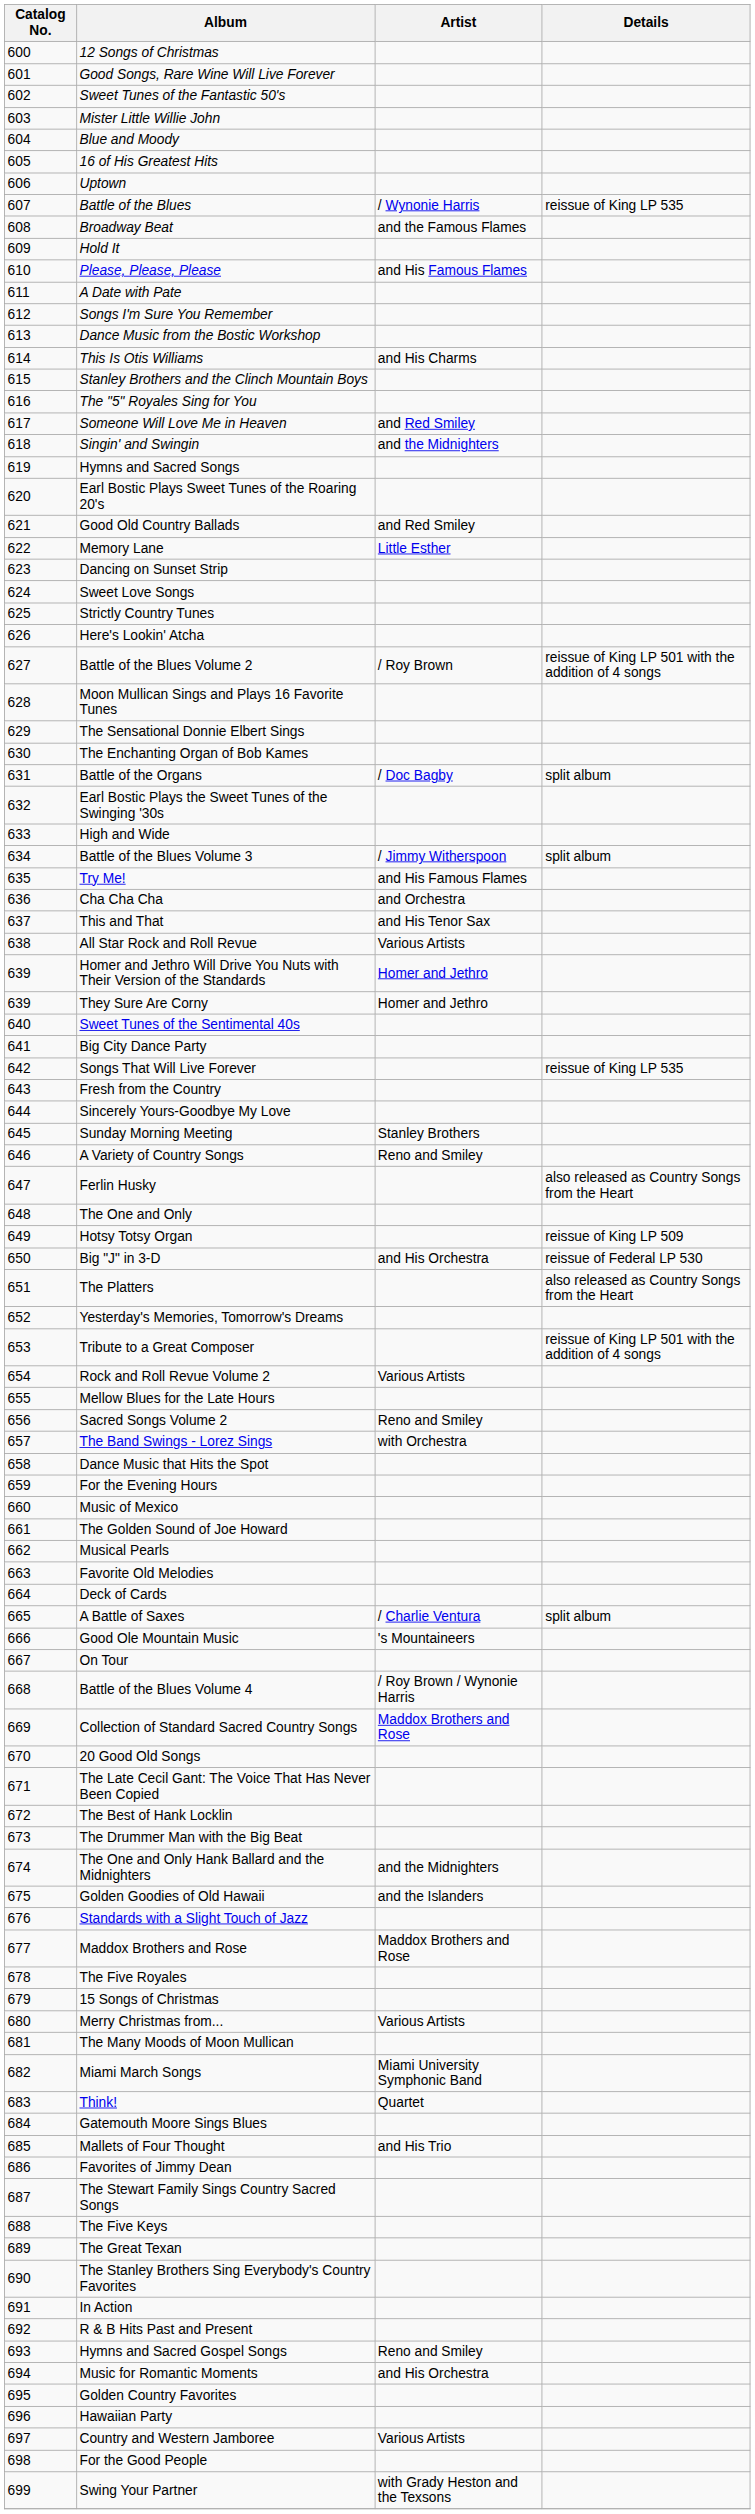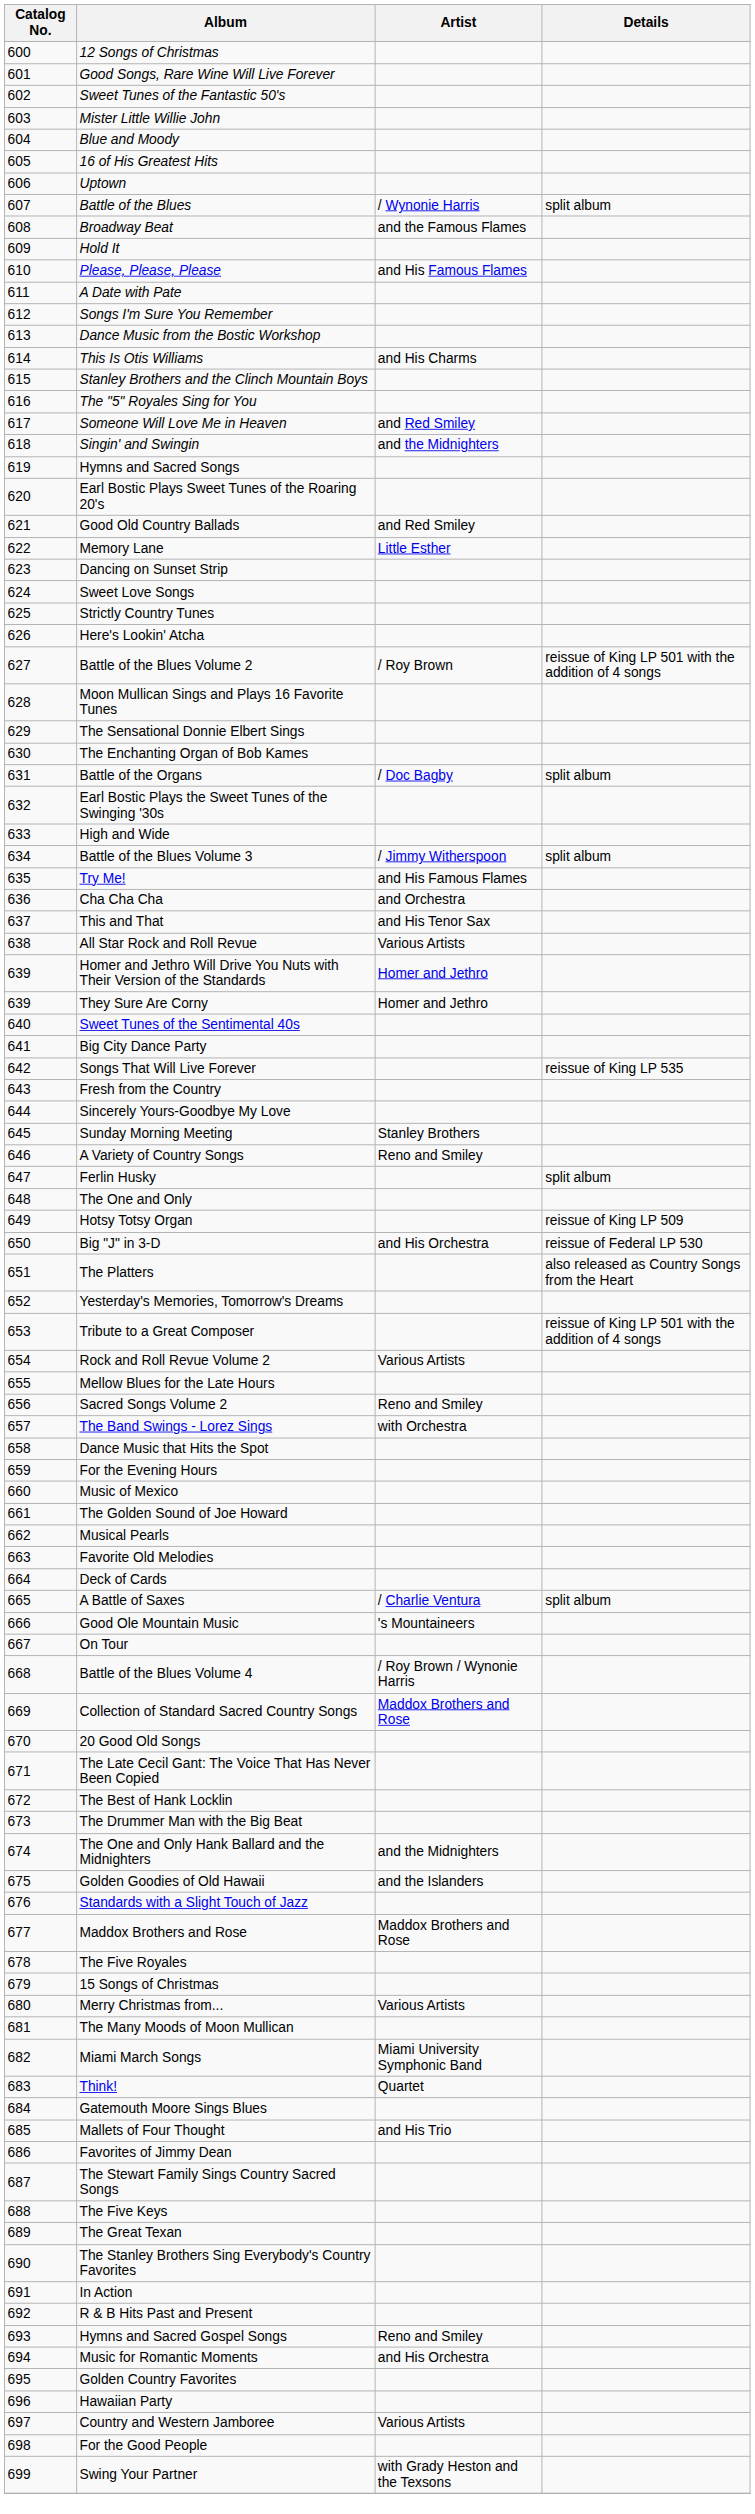(614, 205) reissue of King LP 535 -> (578, 205) split album
(643, 1185) also released as Country Songs from the Heart -> (578, 1177) split album
